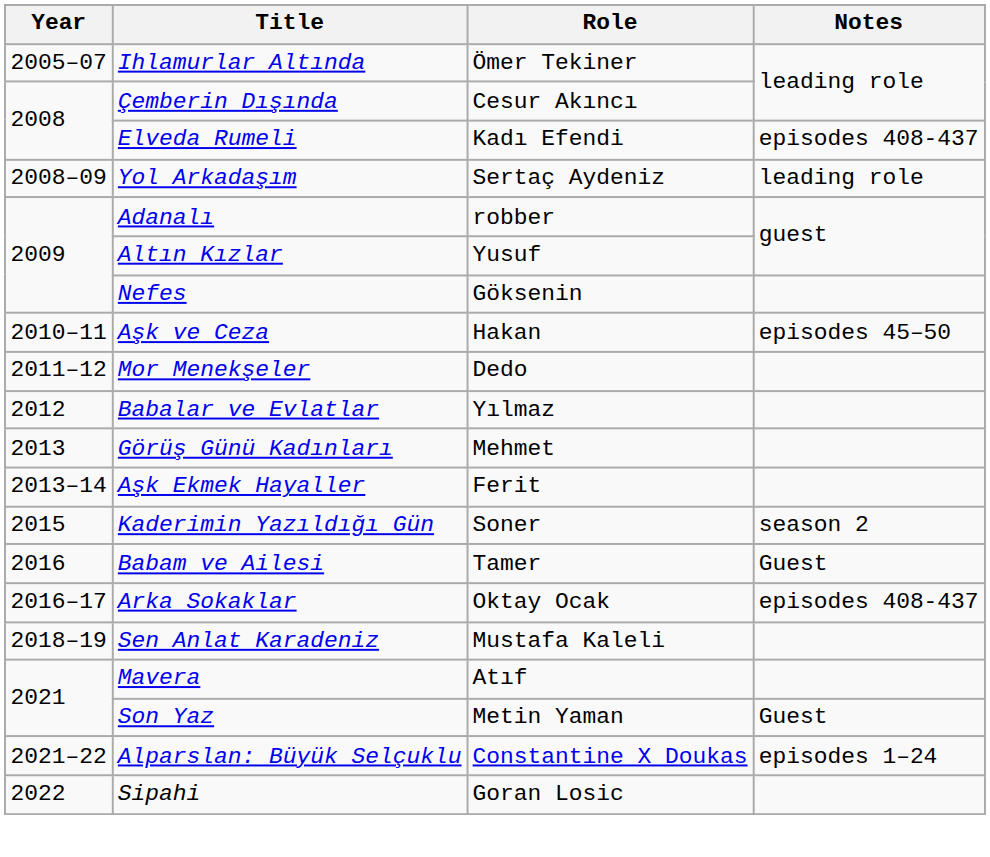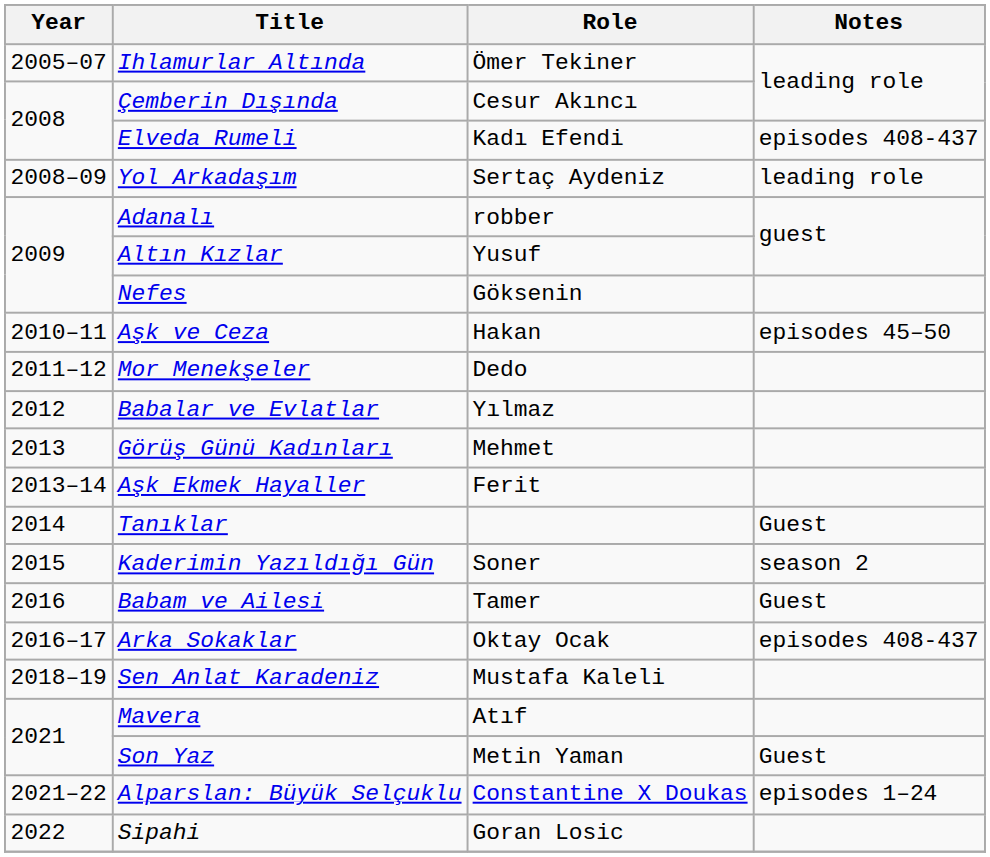+ row: (173, 525)
